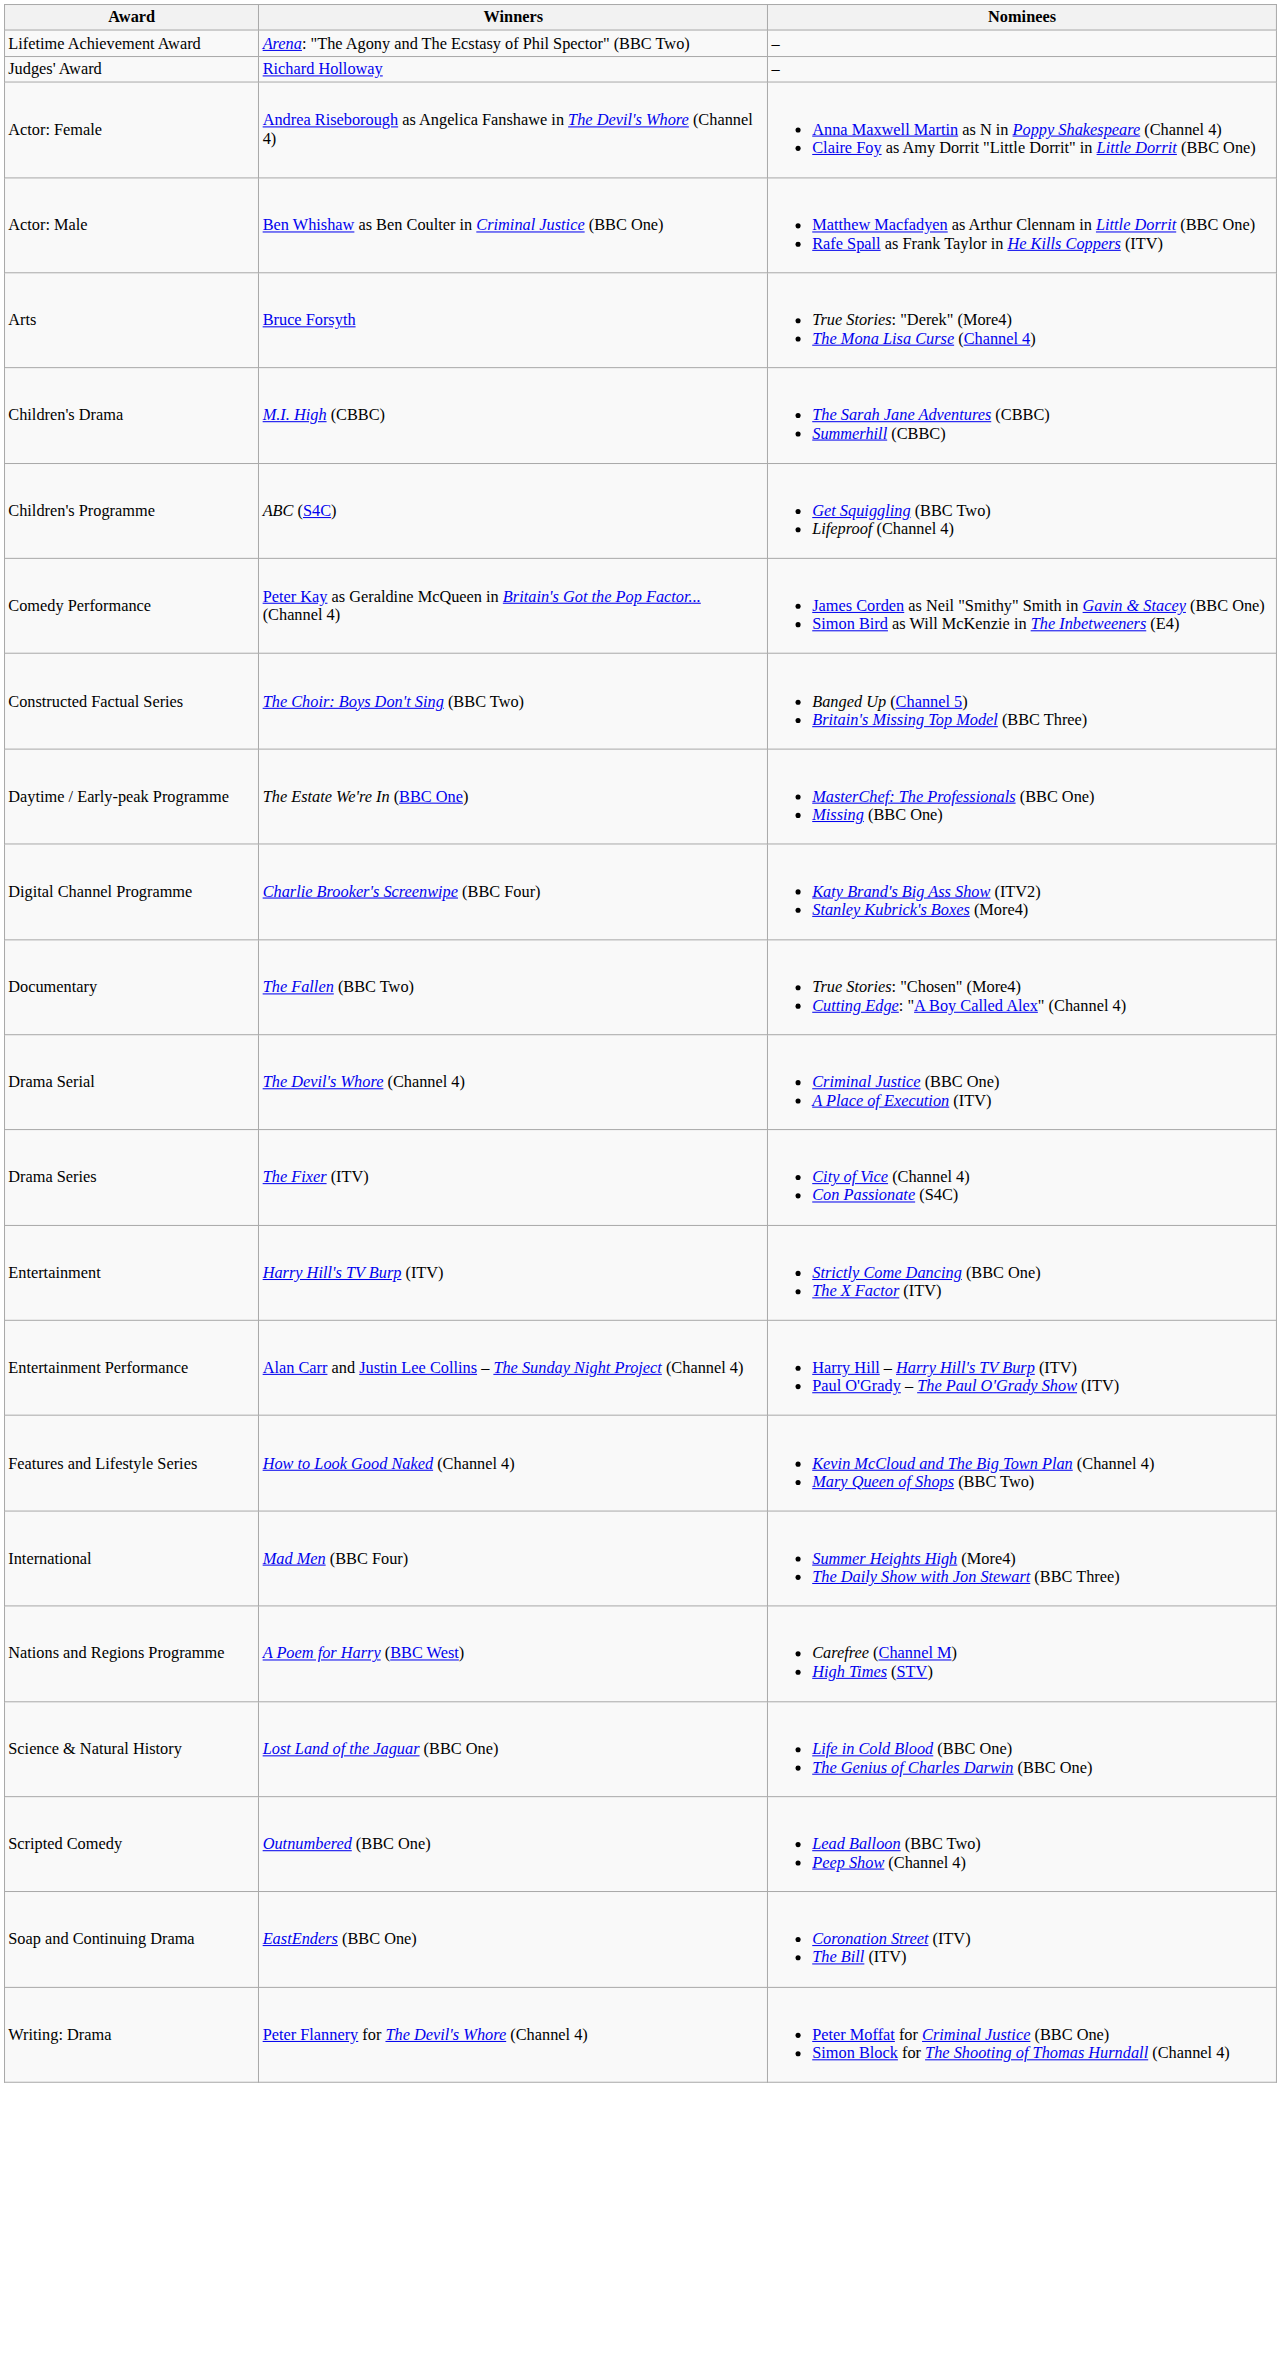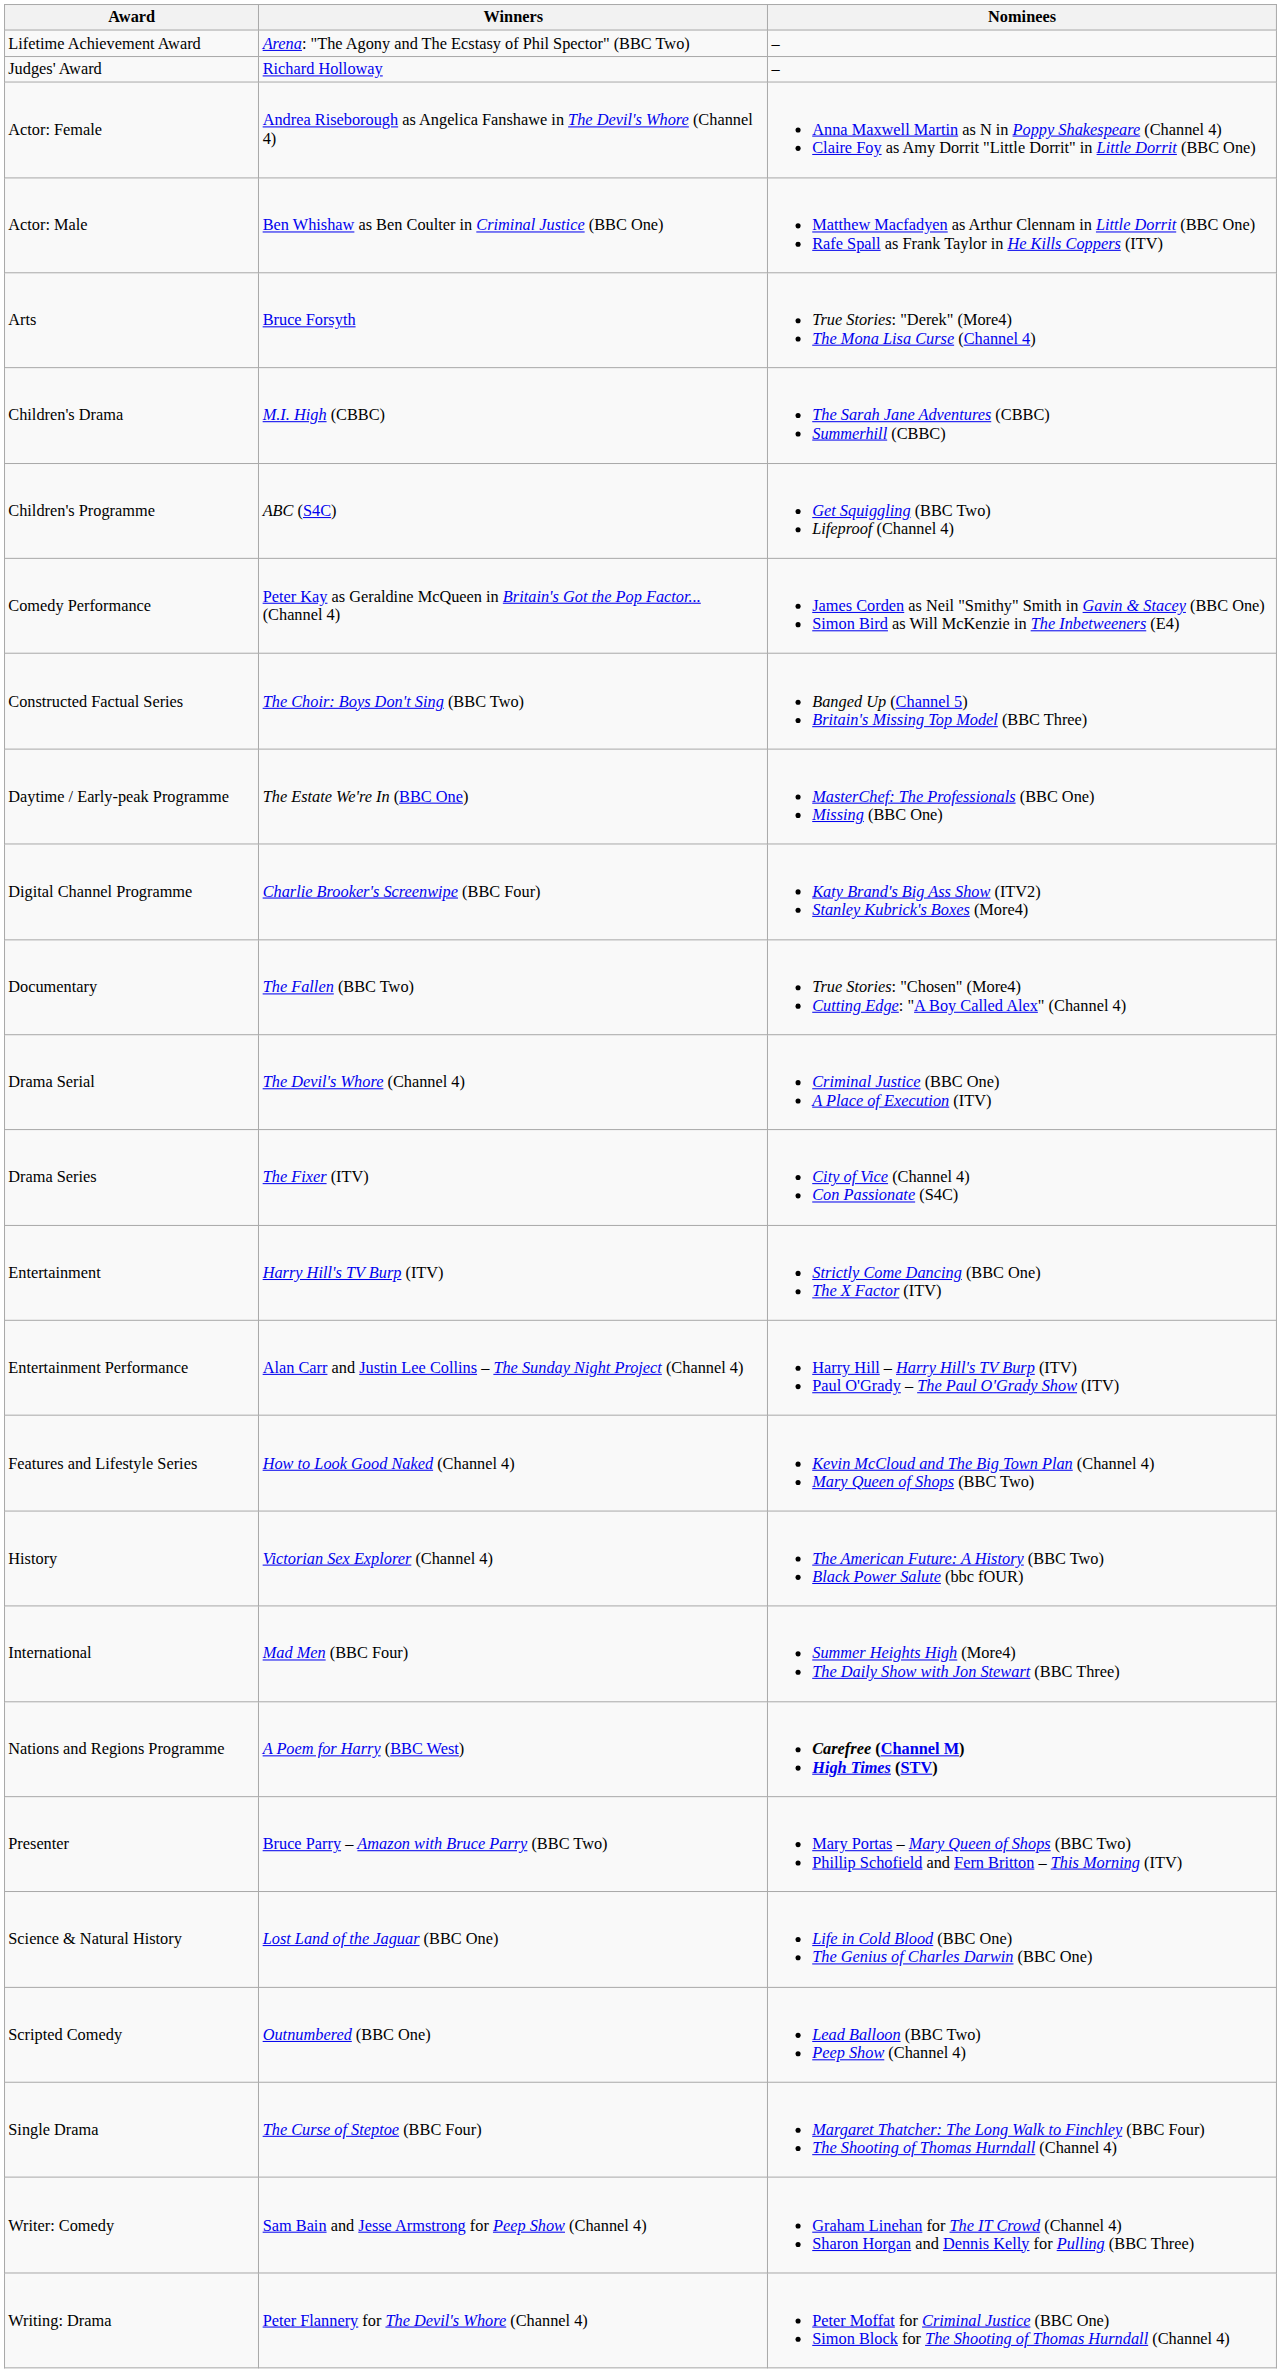+ row: (33, 1558)
(1022, 1663) normal -> (1022, 1758) bold
+ row: (39, 1844)
+ row: (53, 2129)
- row: (101, 1939)
+ row: (61, 2225)
